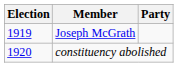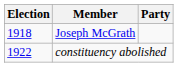(19, 33) 1919 -> (19, 33) 1918
(19, 52) 1920 -> (19, 52) 1922
